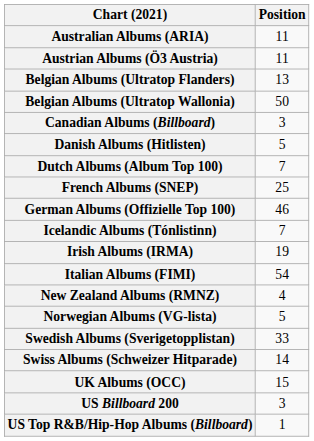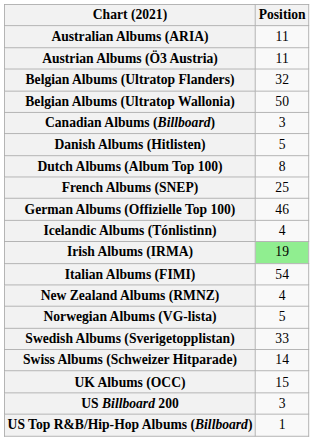(282, 79) 13 -> (282, 79) 32
(282, 166) 7 -> (282, 166) 8
(282, 230) 7 -> (282, 230) 4
(282, 252) no background -> (282, 252) lightgreen background
